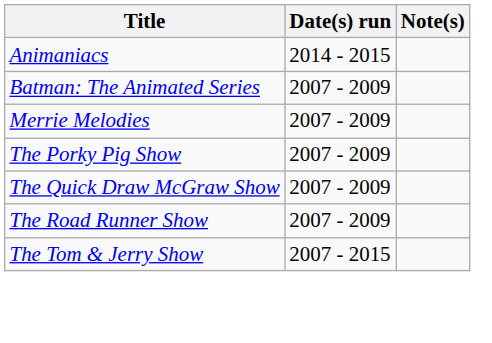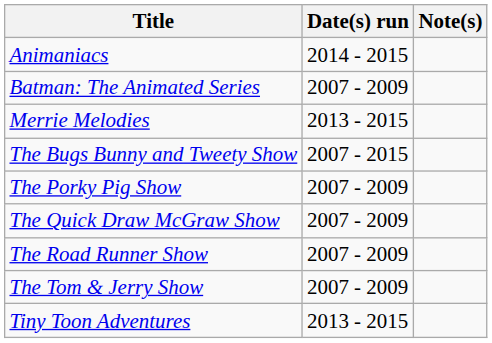(340, 120) 2007 - 2009 -> (358, 120) 2013 - 2015
+ row: (153, 154)
(340, 253) 2007 - 2015 -> (358, 287) 2007 - 2009
+ row: (100, 320)
